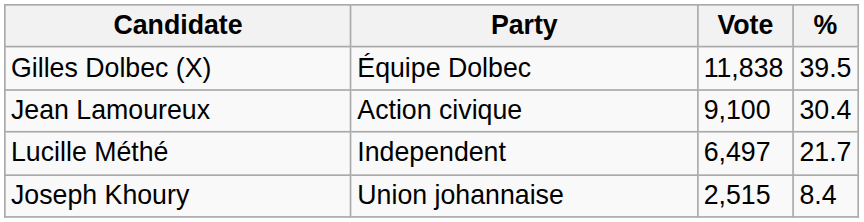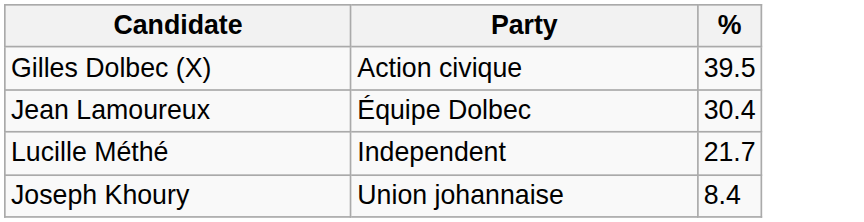- column: (745, 25)
(444, 68) Équipe Dolbec -> (440, 68) Action civique
(440, 110) Action civique -> (444, 110) Équipe Dolbec
